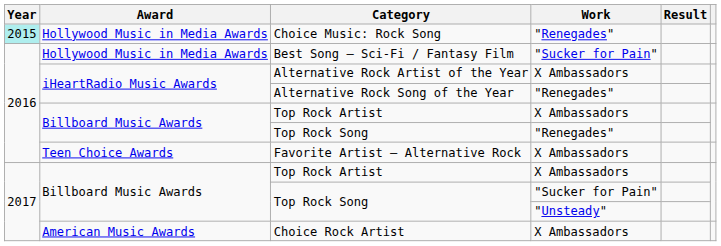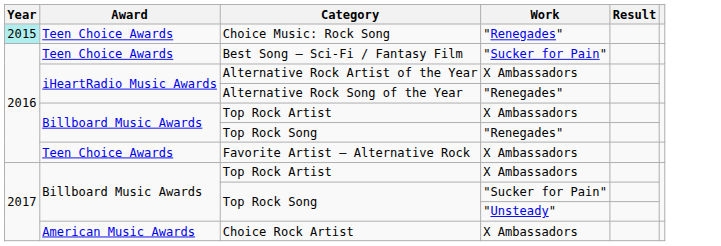(155, 34) Hollywood Music in Media Awards -> (108, 34) Teen Choice Awards
(155, 54) Hollywood Music in Media Awards -> (108, 54) Teen Choice Awards
